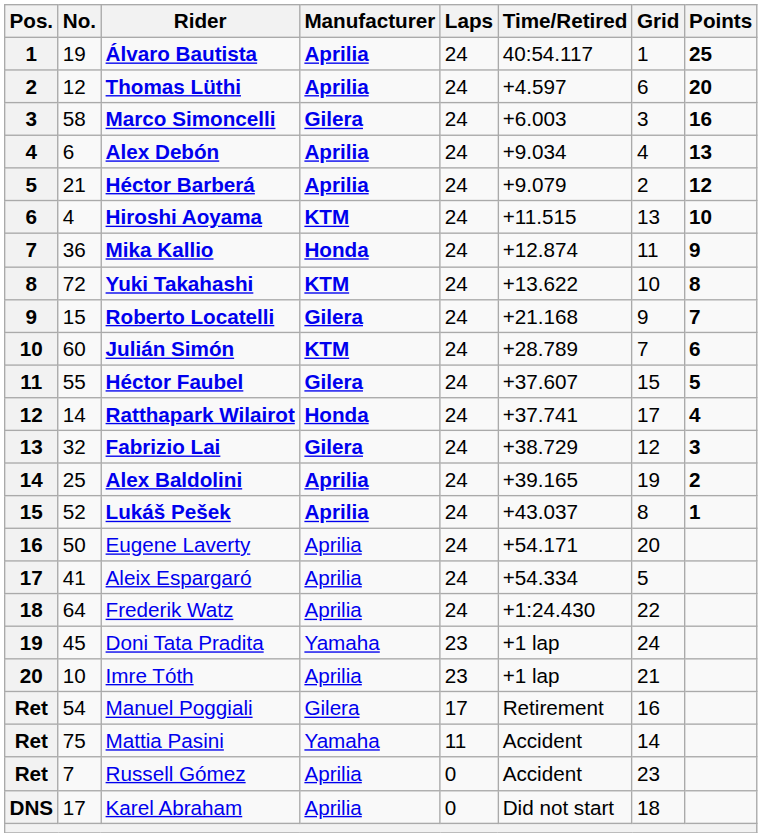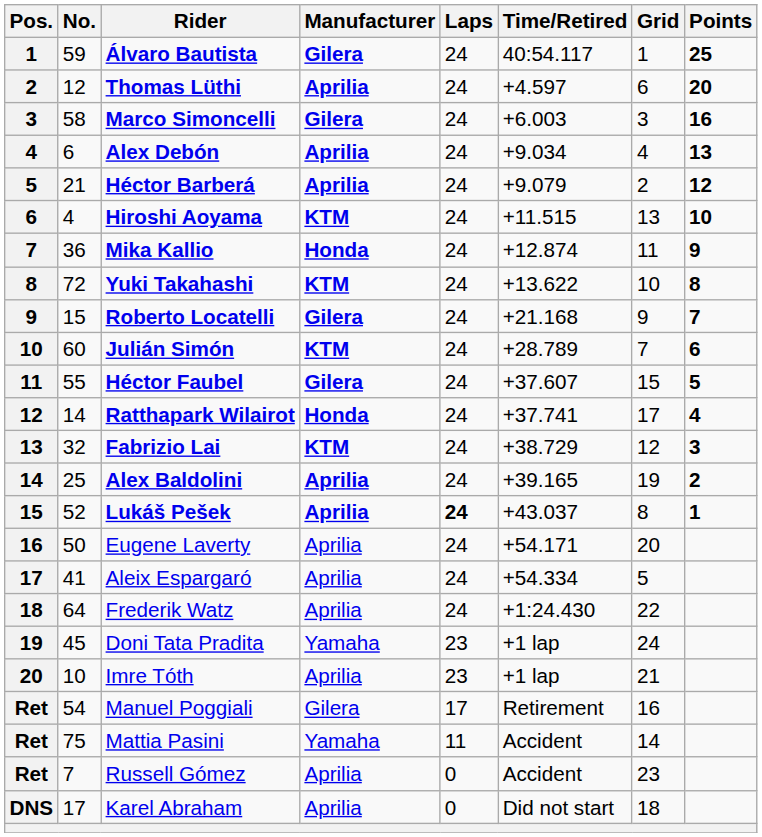(74, 54) 19 -> (74, 54) 59
(337, 54) Aprilia -> (334, 54) Gilera
(334, 447) Gilera -> (327, 447) KTM
(456, 512) normal -> (456, 512) bold
